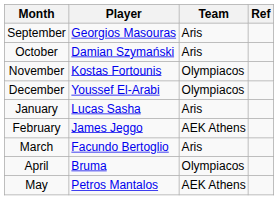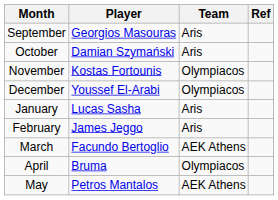(214, 128) AEK Athens -> (192, 128) Aris
(192, 147) Aris -> (214, 147) AEK Athens
